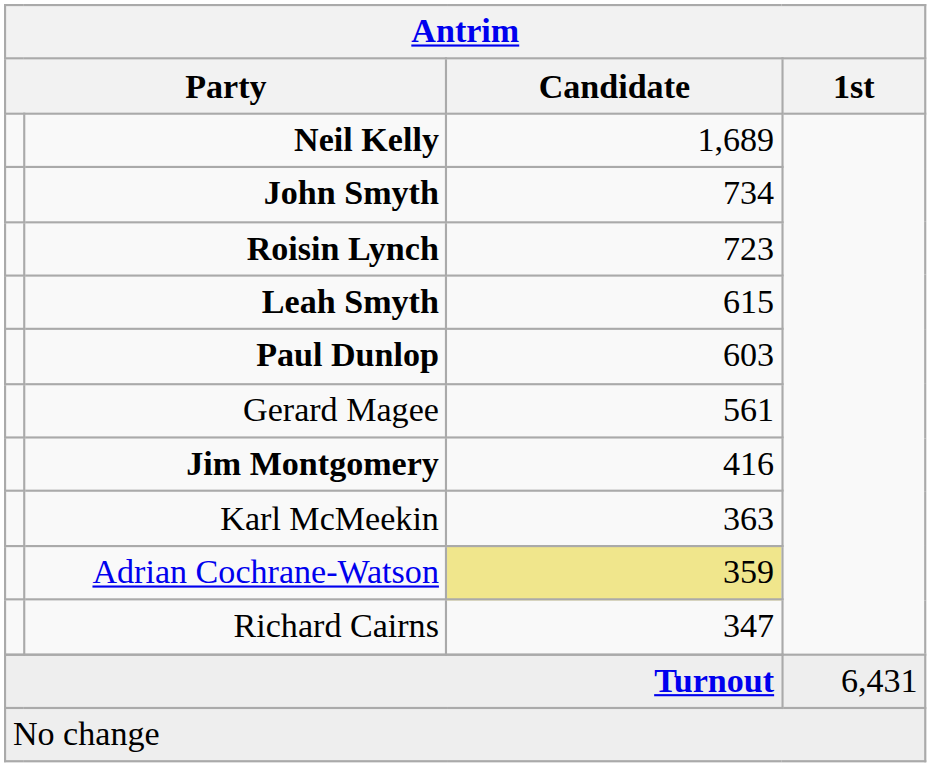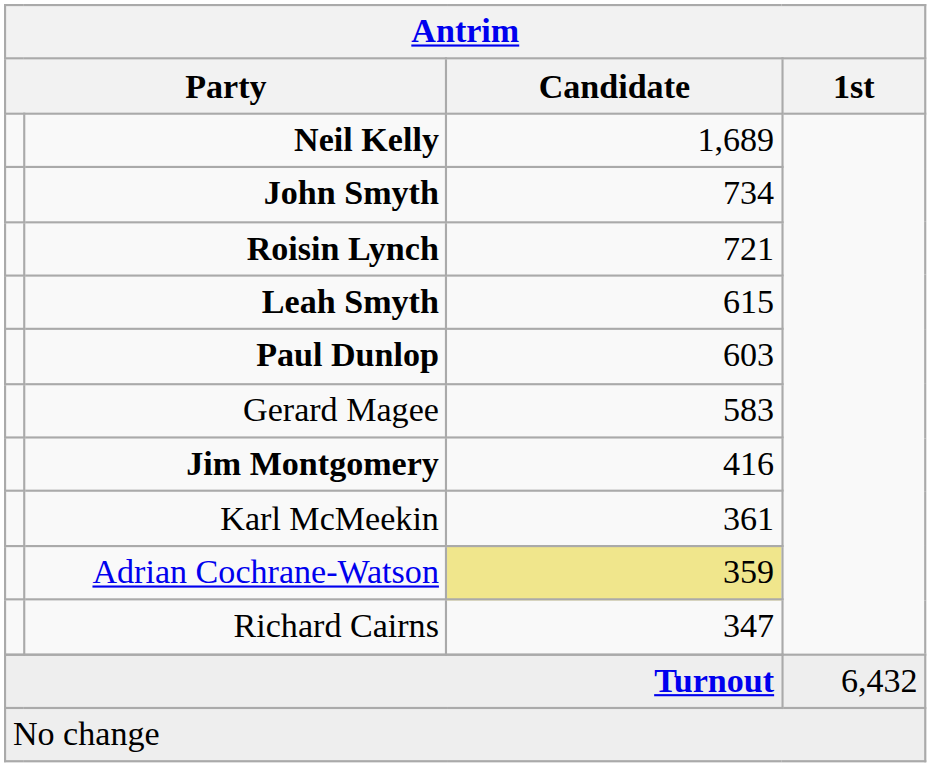(749, 247) 723 -> (749, 247) 721
(749, 409) 561 -> (749, 409) 583
(749, 517) 363 -> (749, 517) 361
(879, 680) 6,431 -> (879, 680) 6,432
